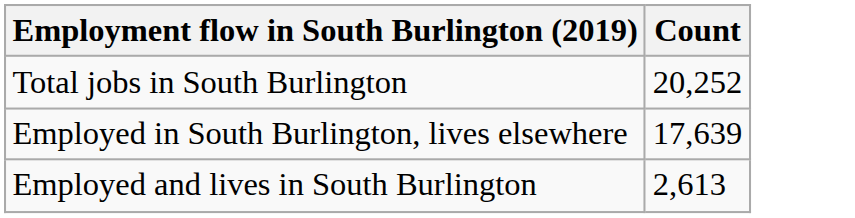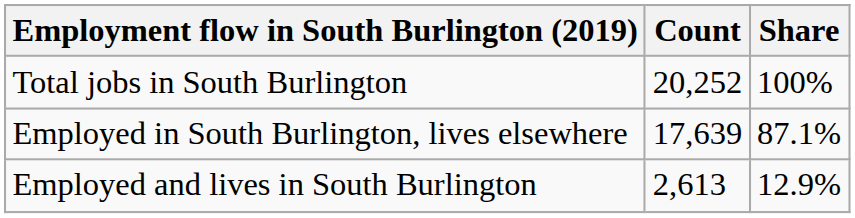+ column: (799, 30)
